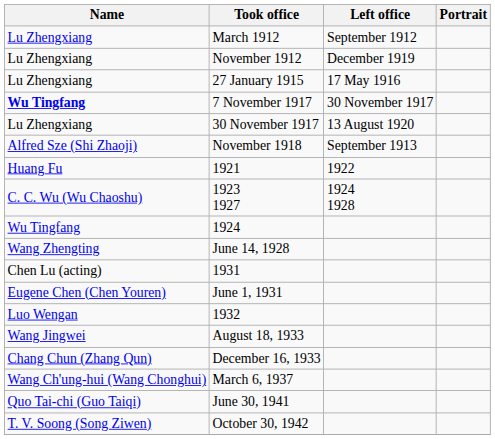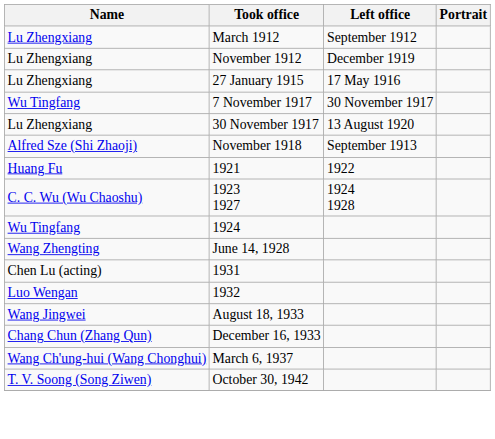(46, 102) bold -> (44, 102) normal
- row: (248, 292)
- row: (251, 401)
